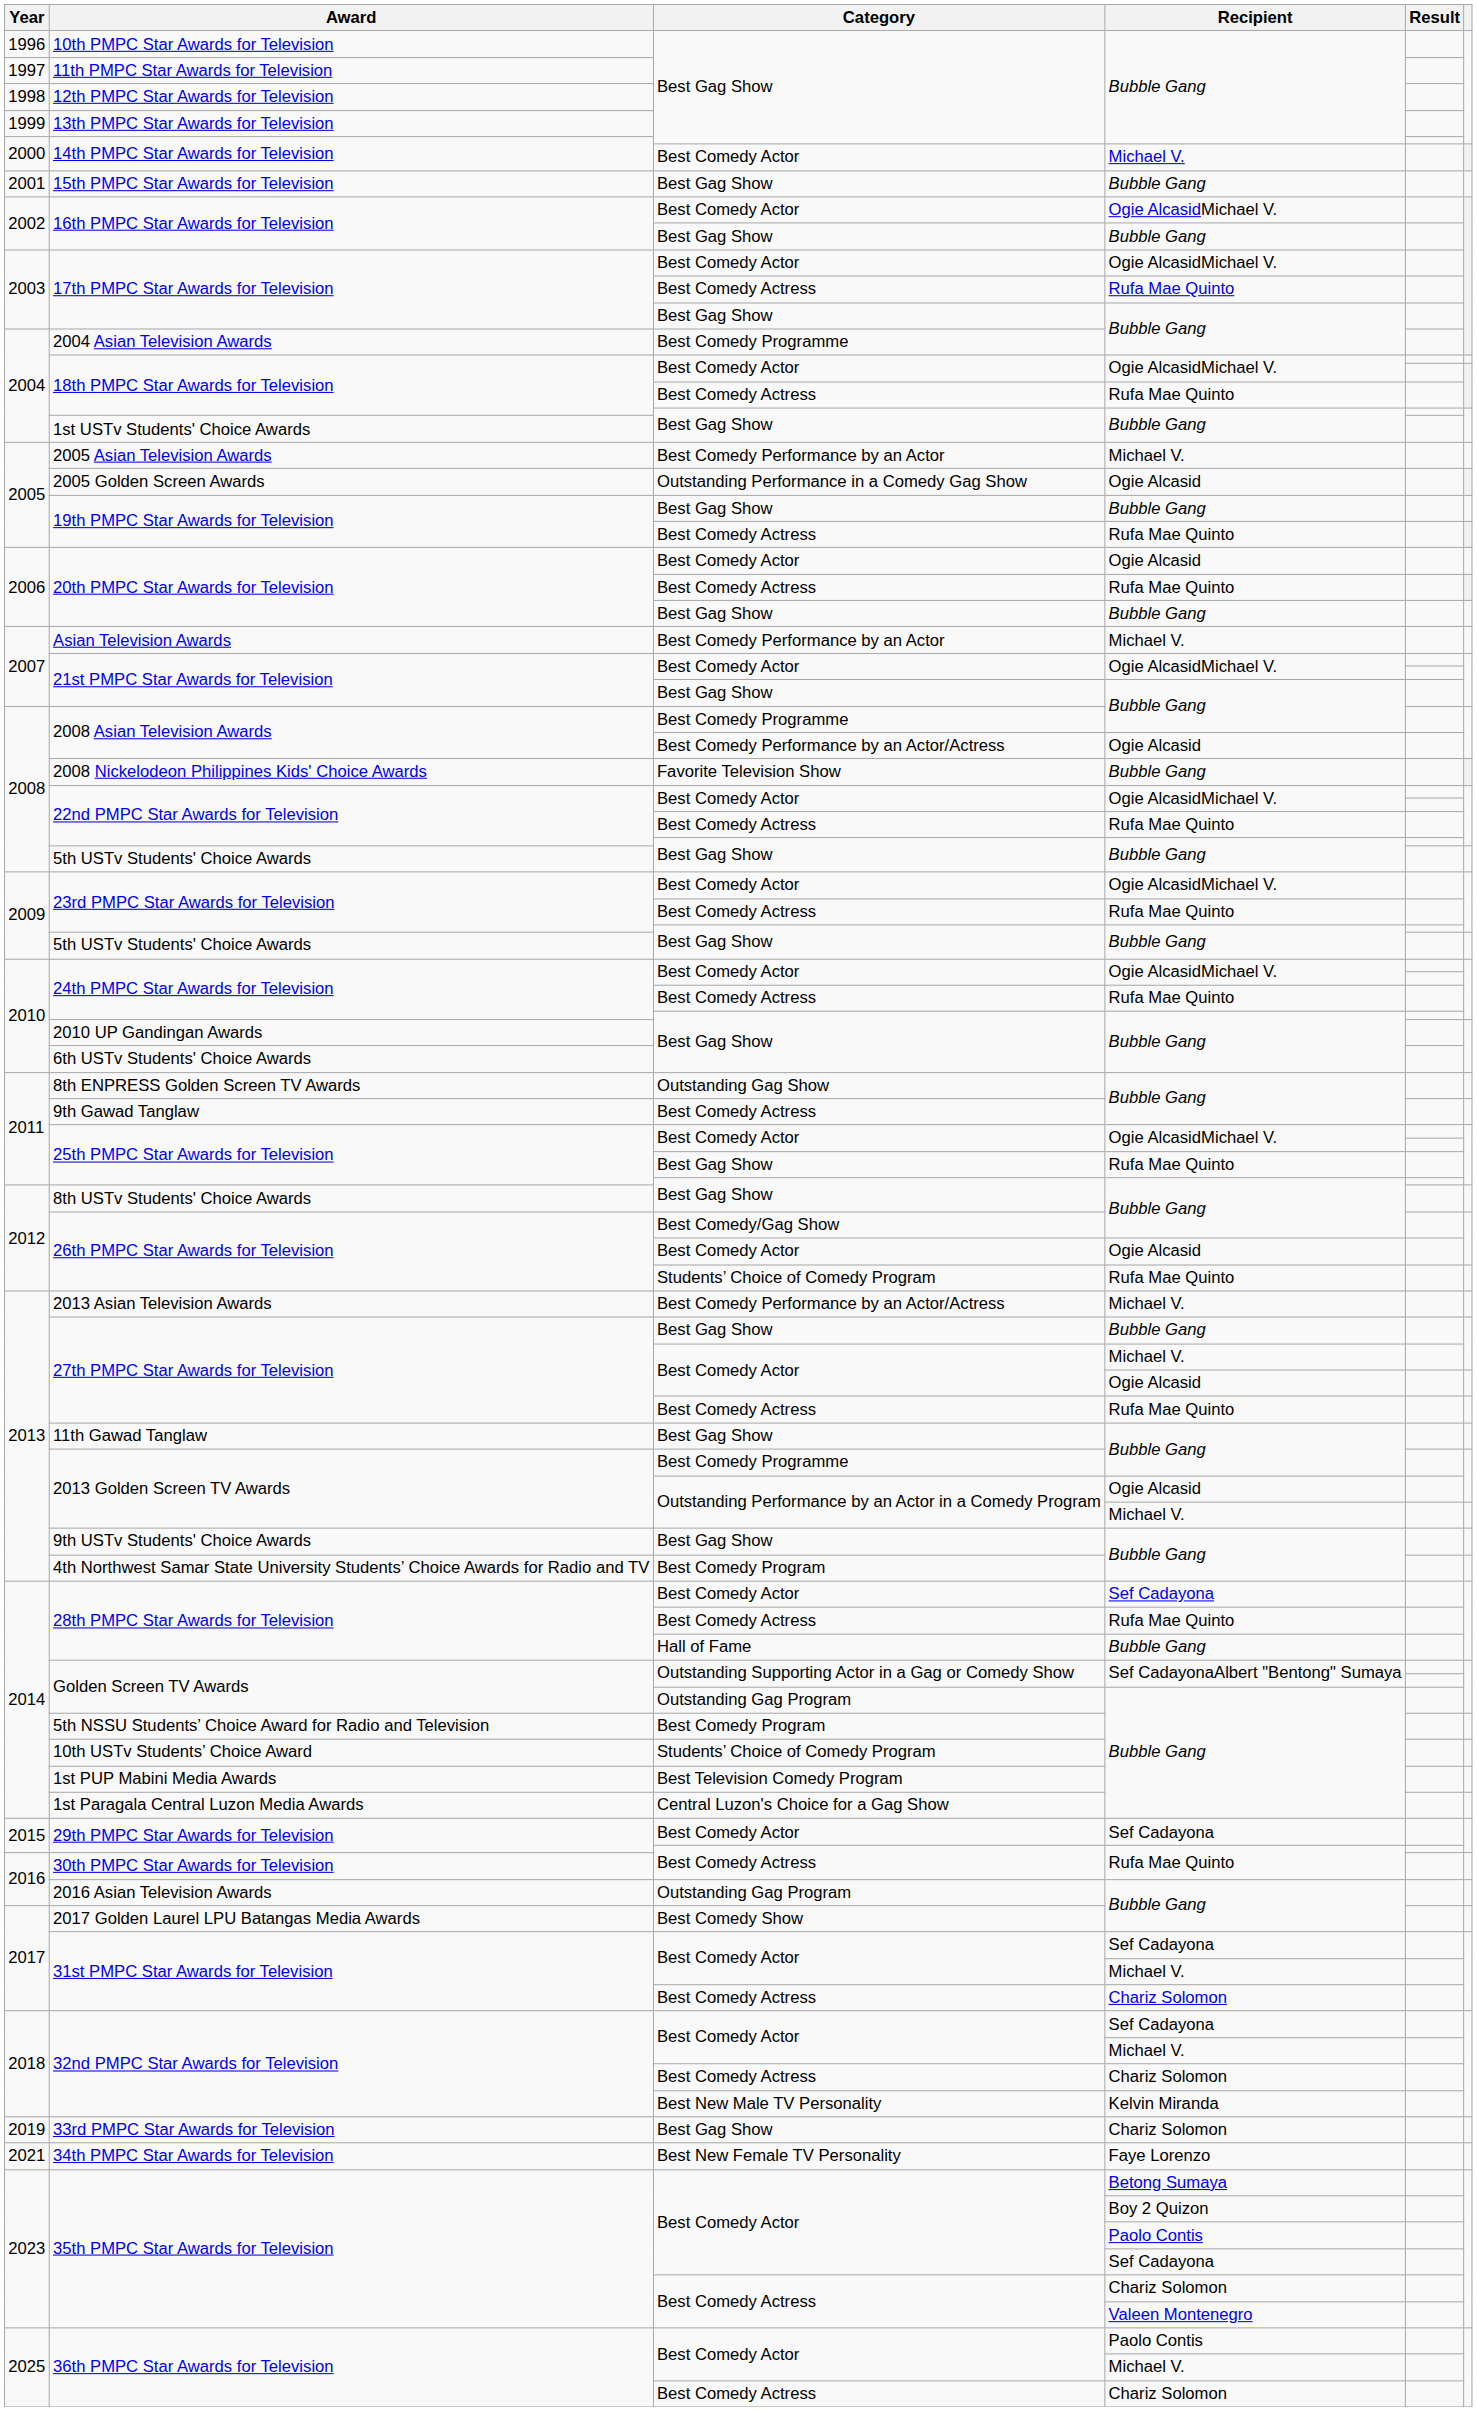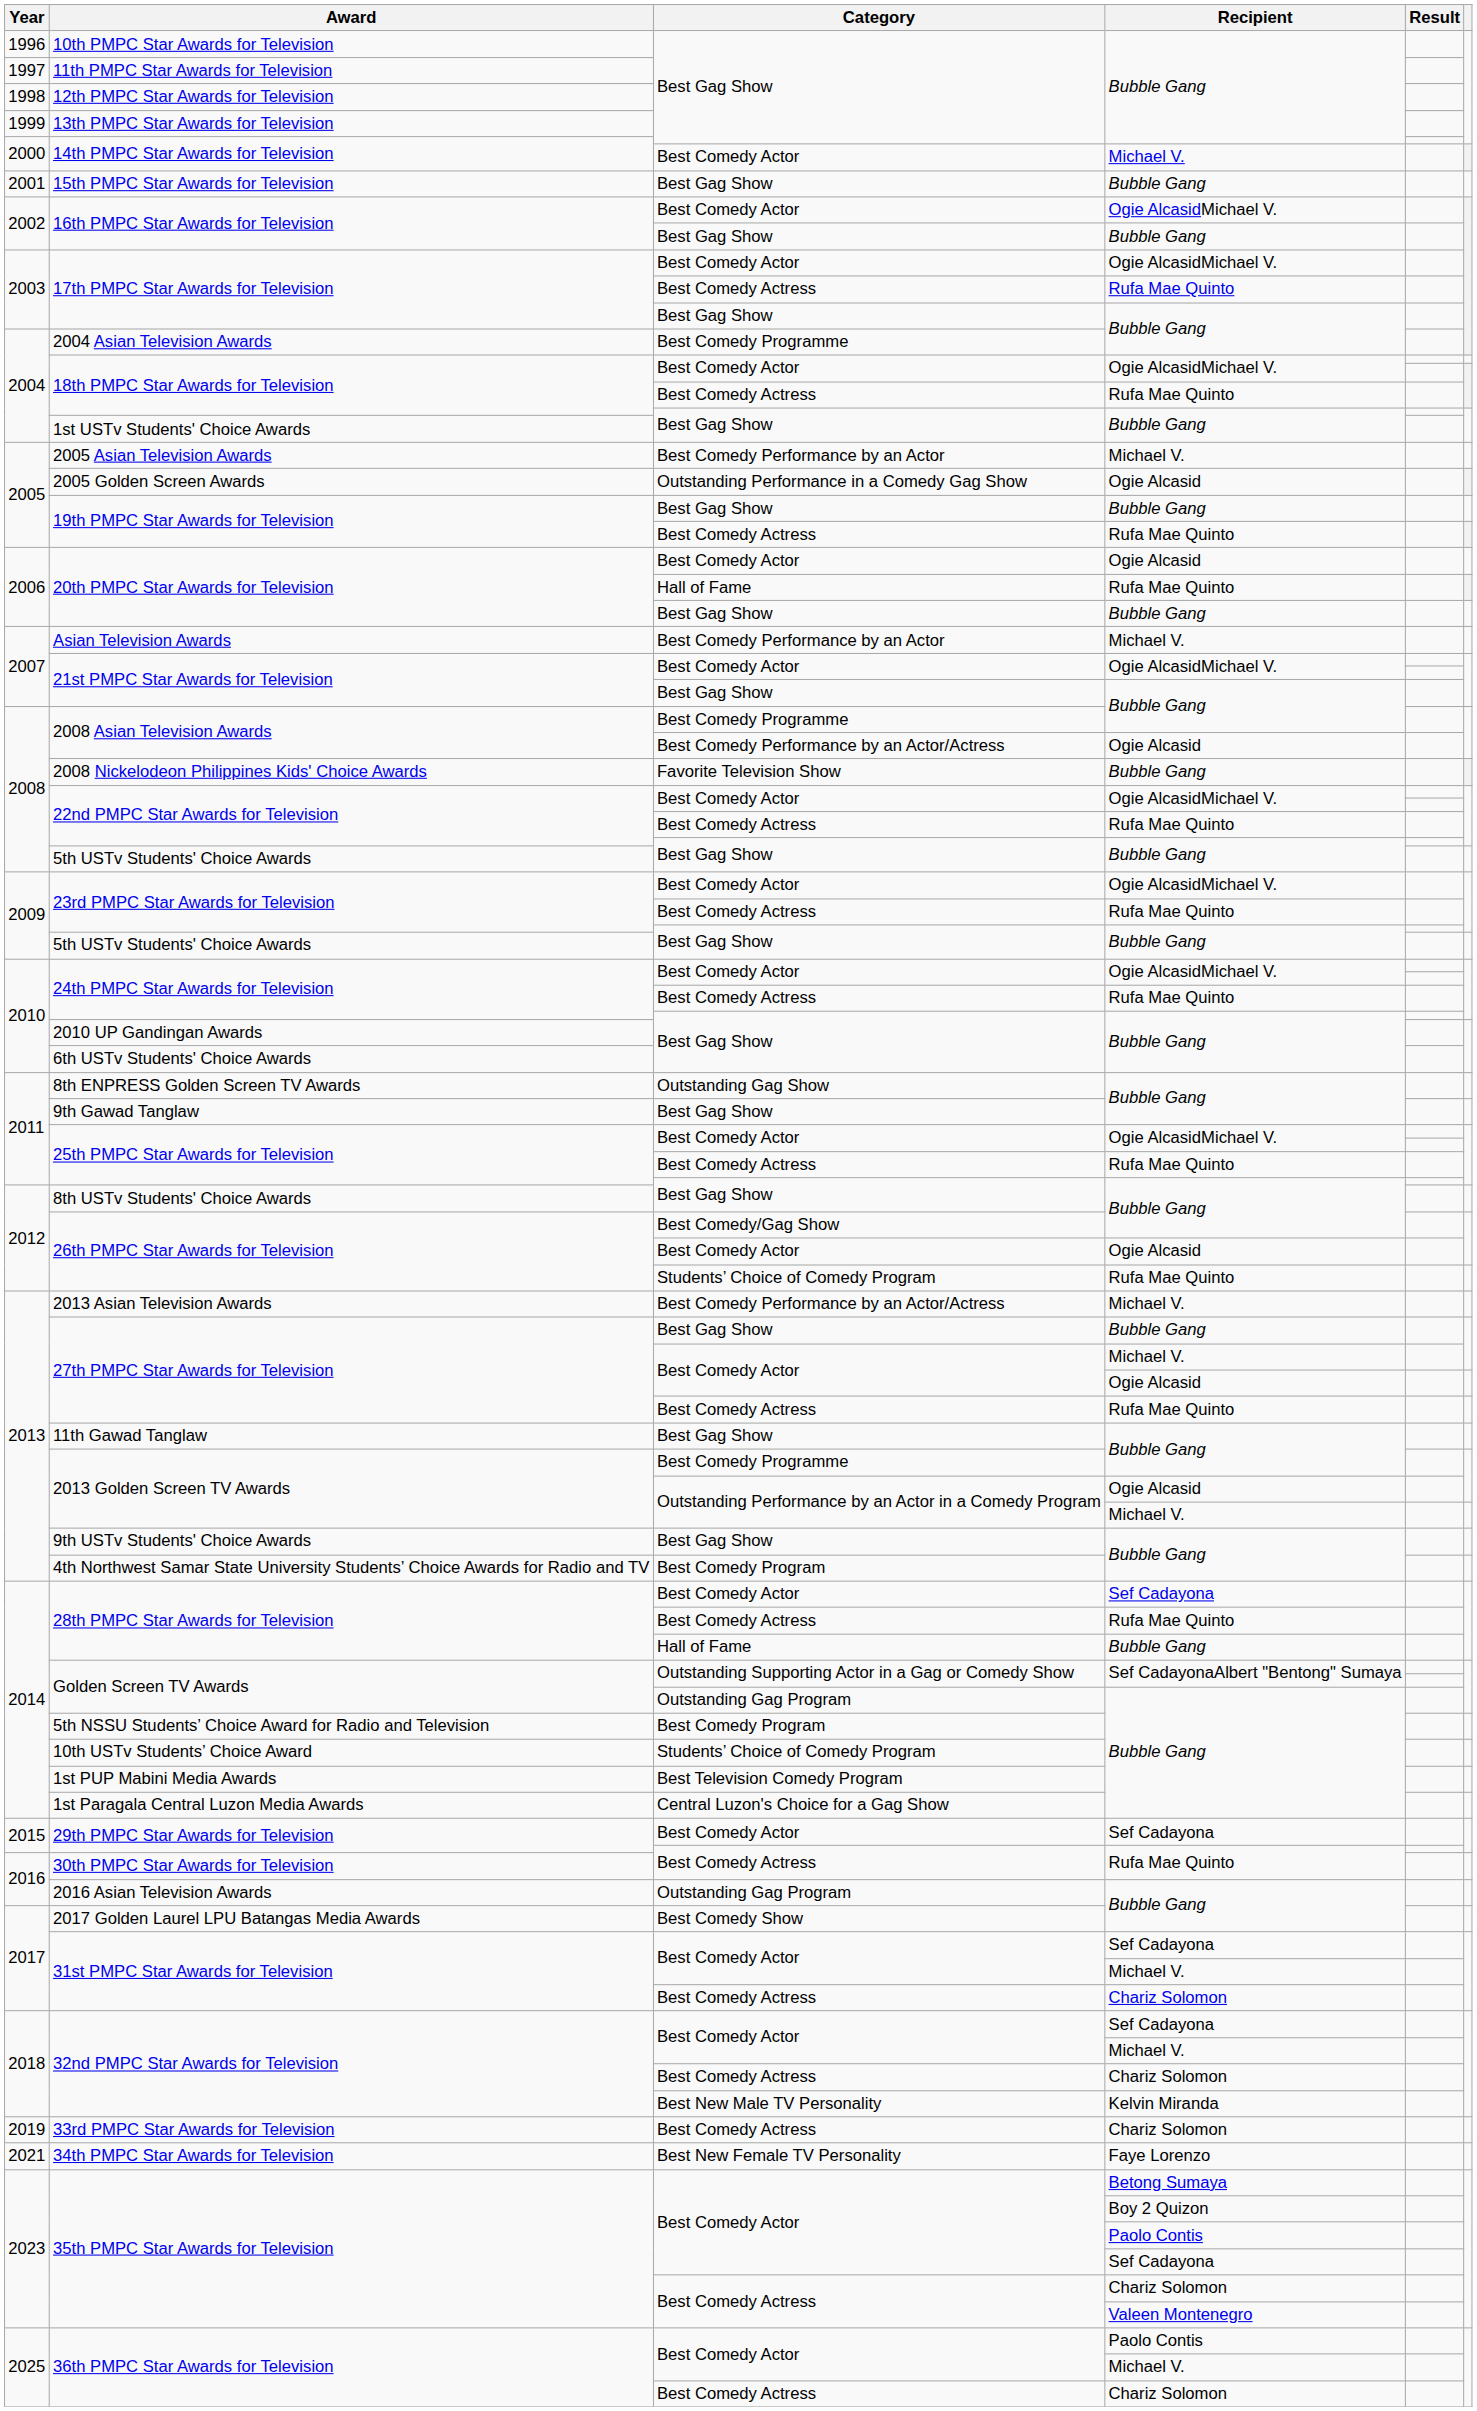(736, 587) Best Comedy Actress -> (704, 587) Hall of Fame
(736, 1111) Best Comedy Actress -> (715, 1111) Best Gag Show
(715, 1164) Best Gag Show -> (736, 1164) Best Comedy Actress
(715, 2129) Best Gag Show -> (736, 2129) Best Comedy Actress
